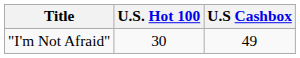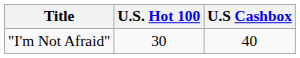(250, 41) 49 -> (250, 41) 40
